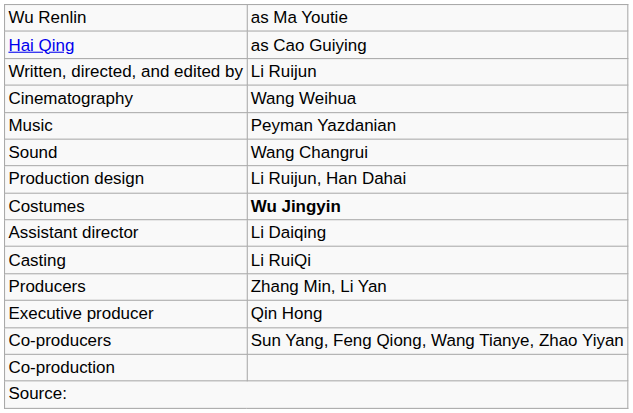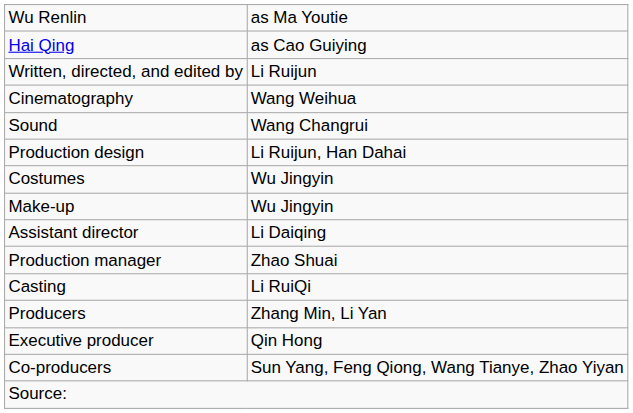- row: (31, 125)
(296, 206) bold -> (292, 179) normal
+ row: (41, 206)
+ row: (85, 260)
- row: (62, 367)
